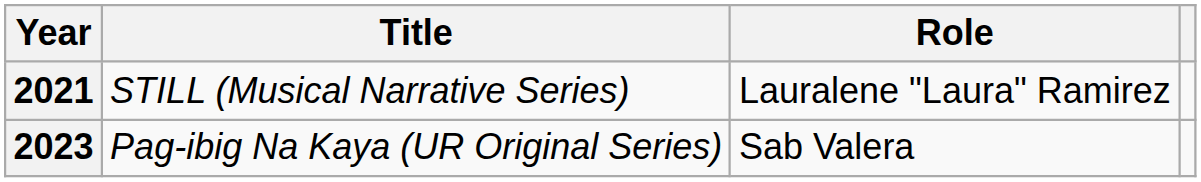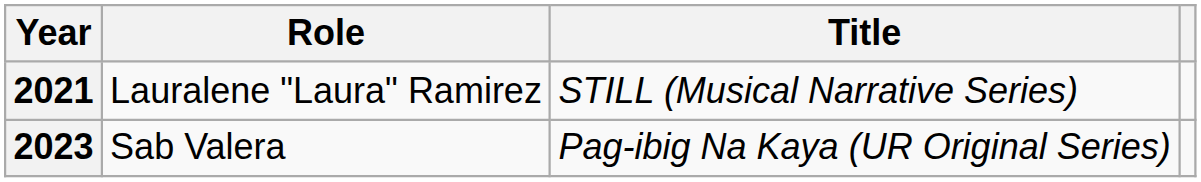columns swapped: (416, 33) <-> (955, 33)
